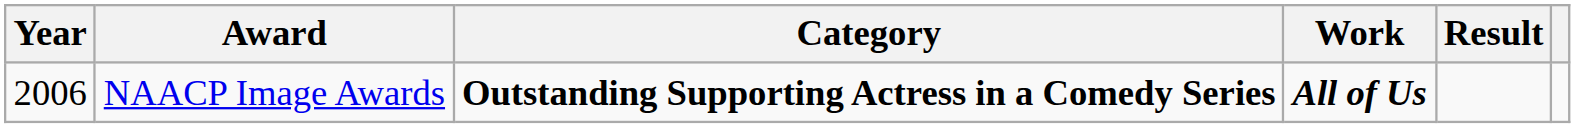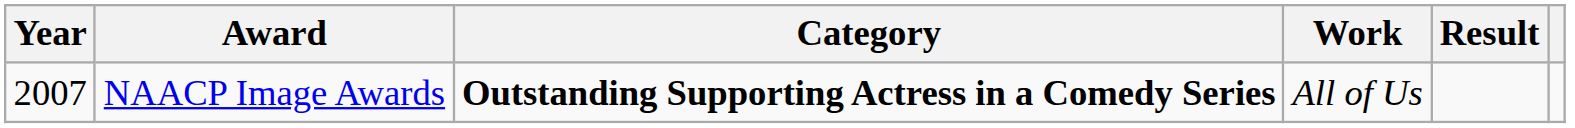(50, 91) 2006 -> (50, 91) 2007
(1360, 91) bold -> (1358, 91) normal
